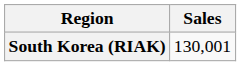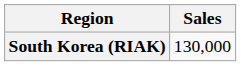(202, 46) 130,001 -> (202, 46) 130,000
